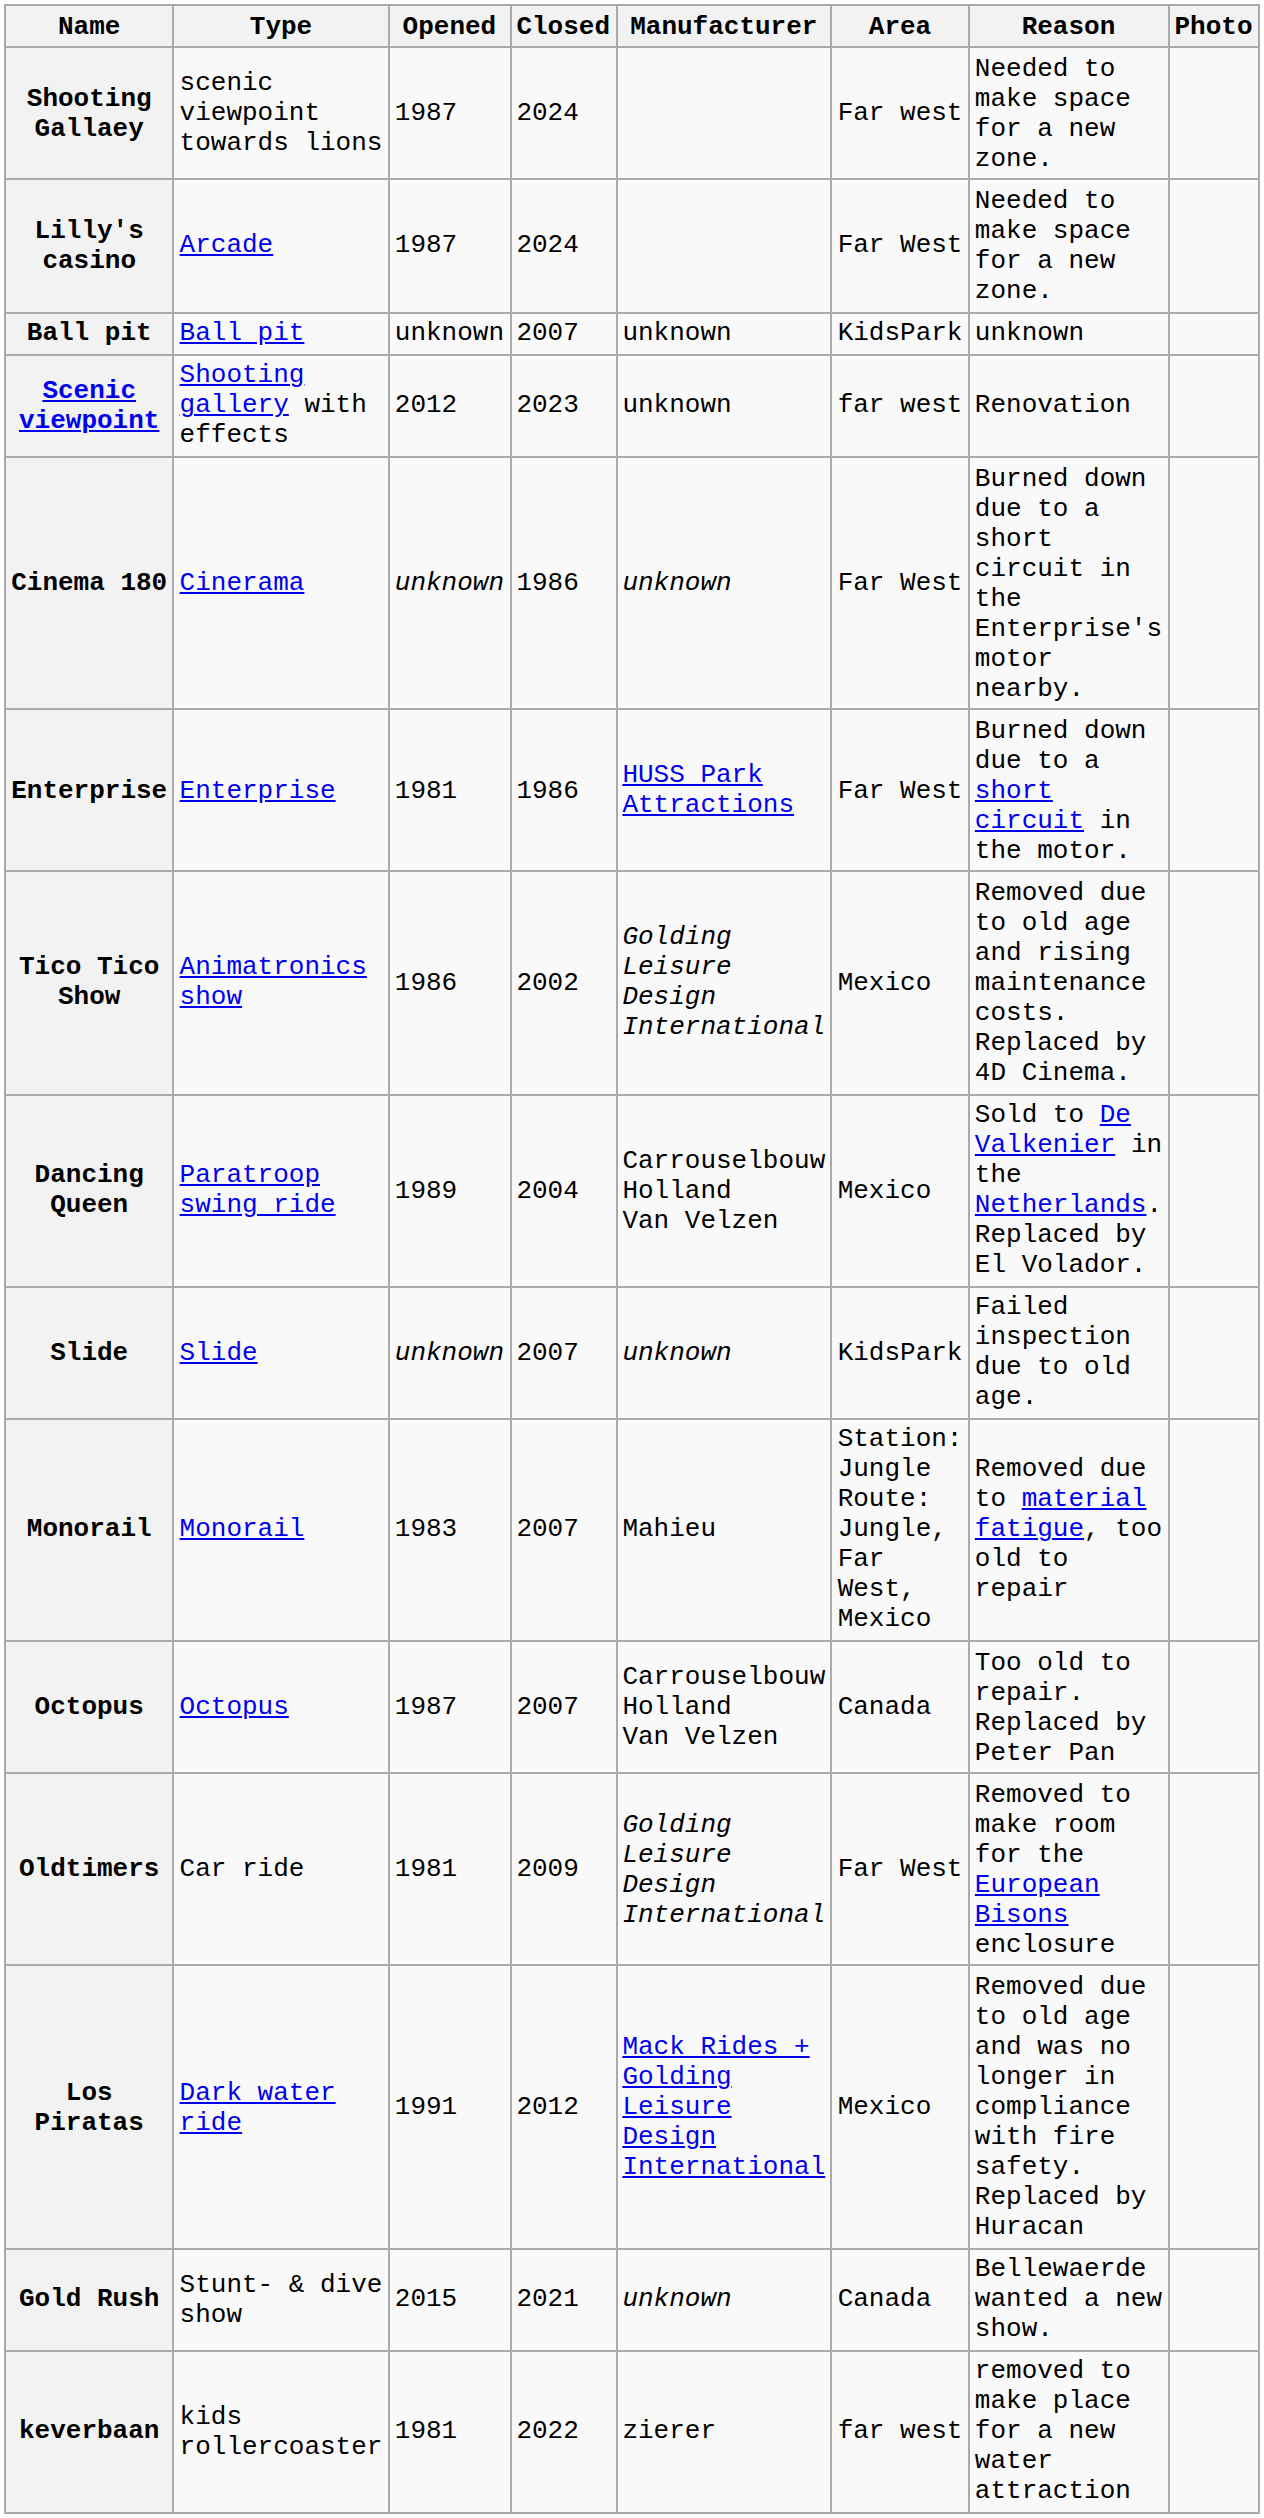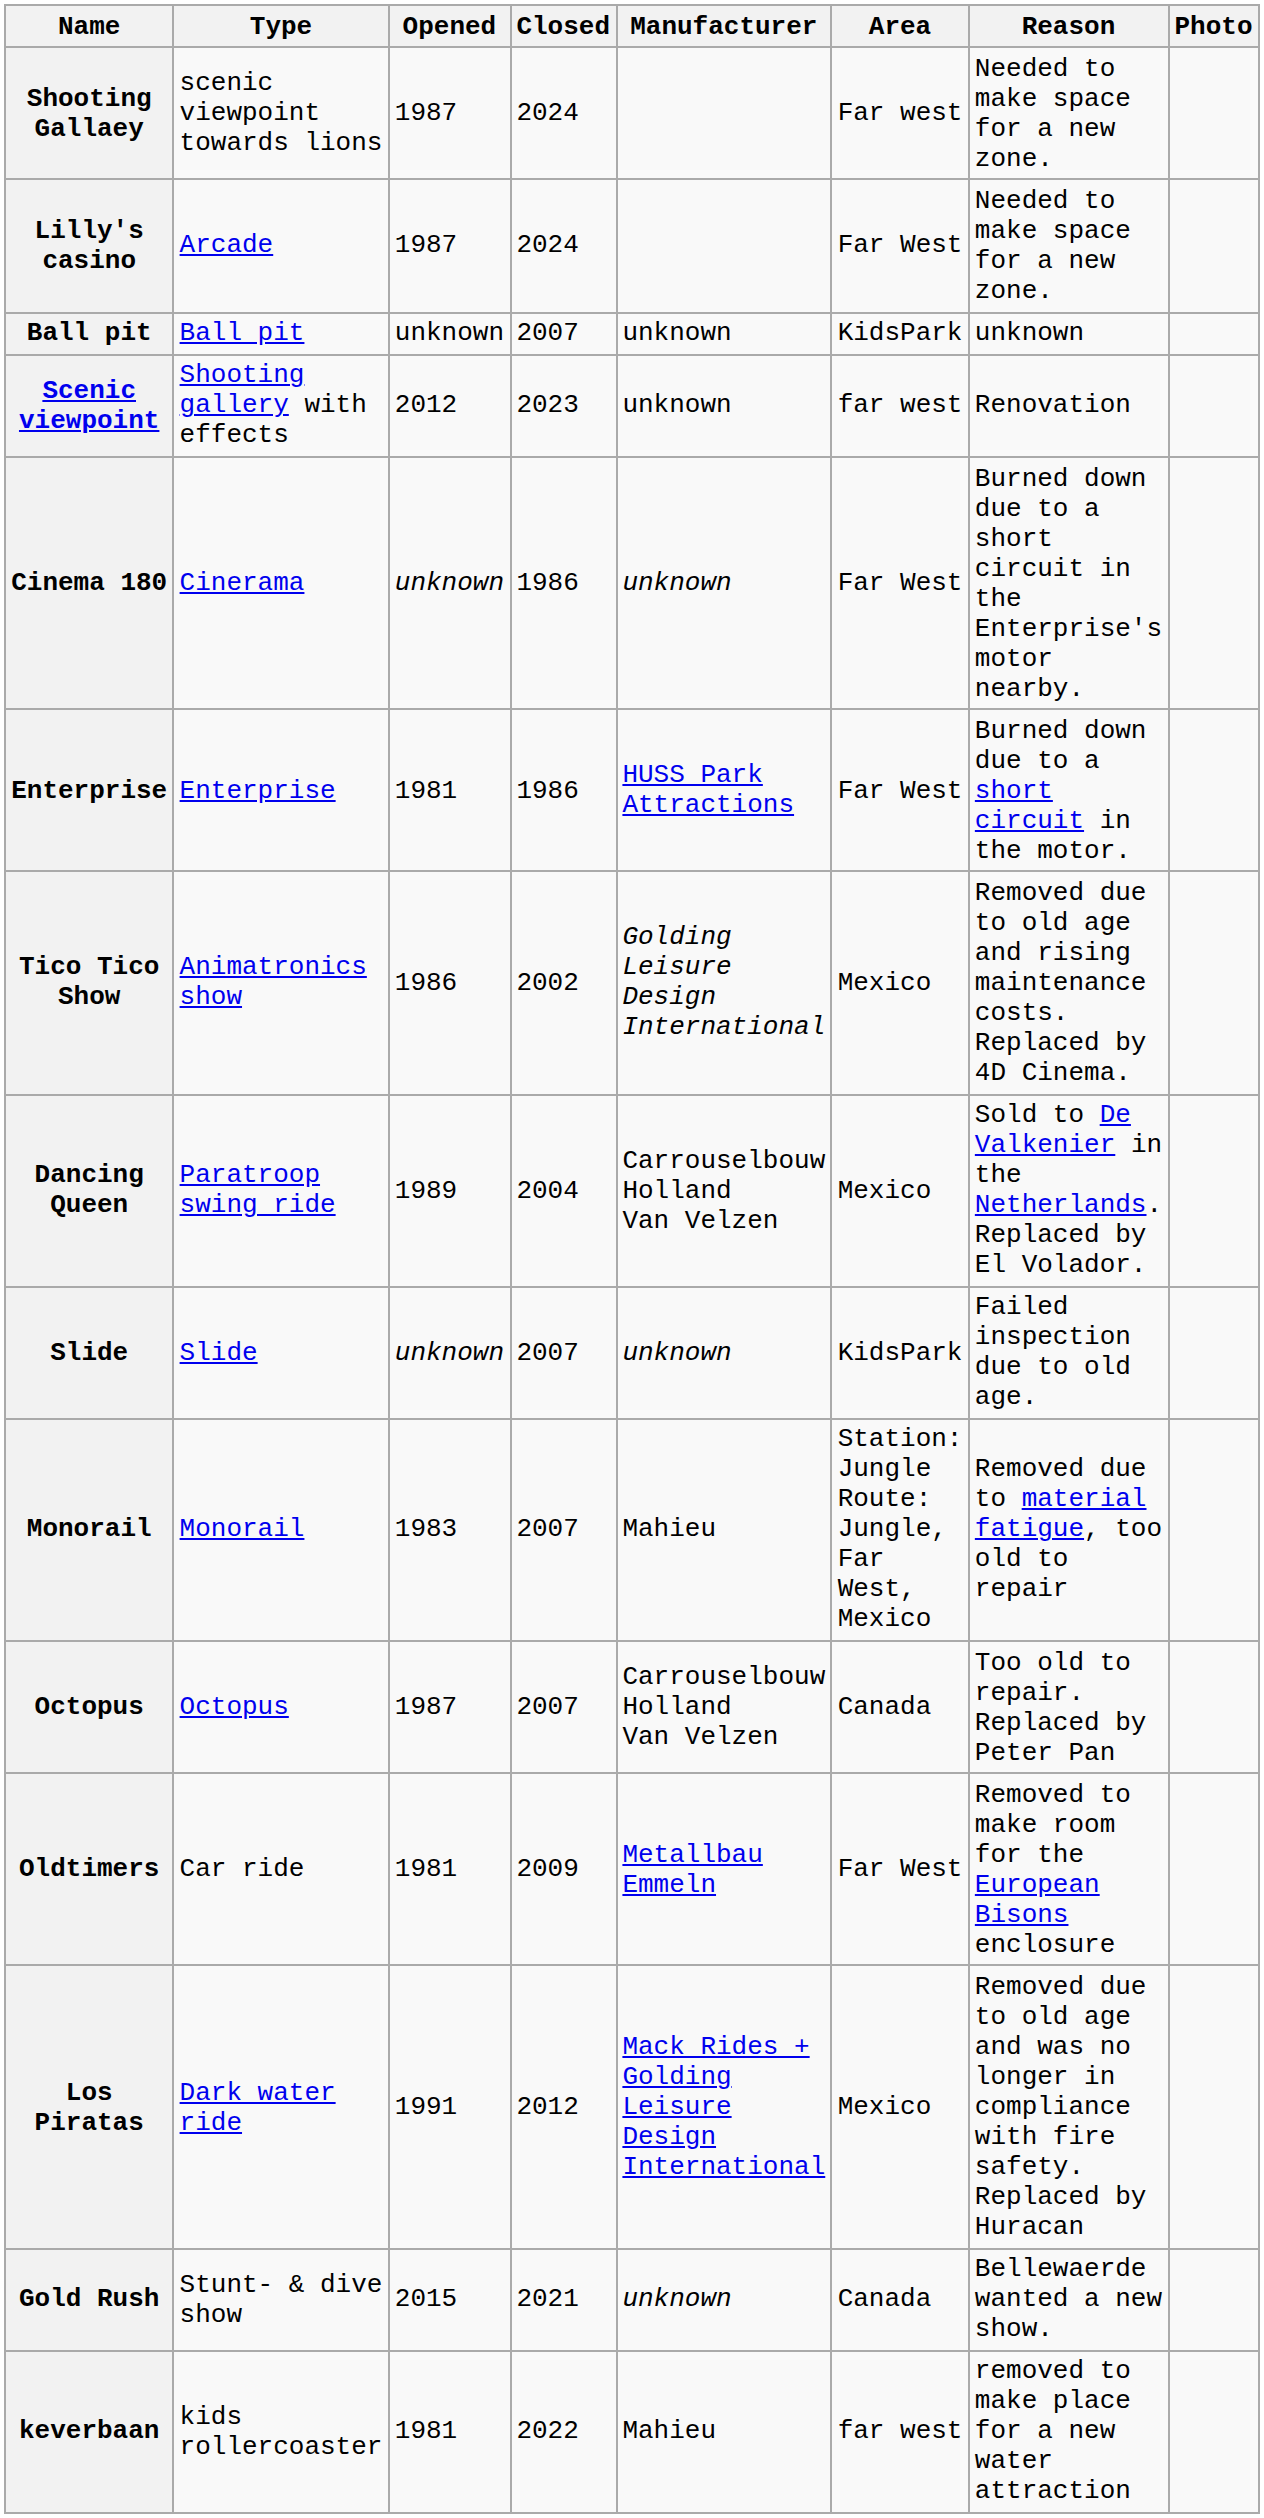(724, 1870) Golding Leisure Design International -> (693, 1870) Metallbau Emmeln
(669, 2432) zierer -> (669, 2432) Mahieu
